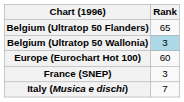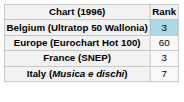- row: (78, 27)
